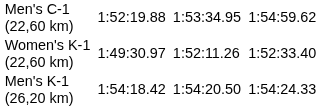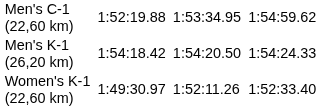rows swapped: (39, 89) <-> (48, 53)
